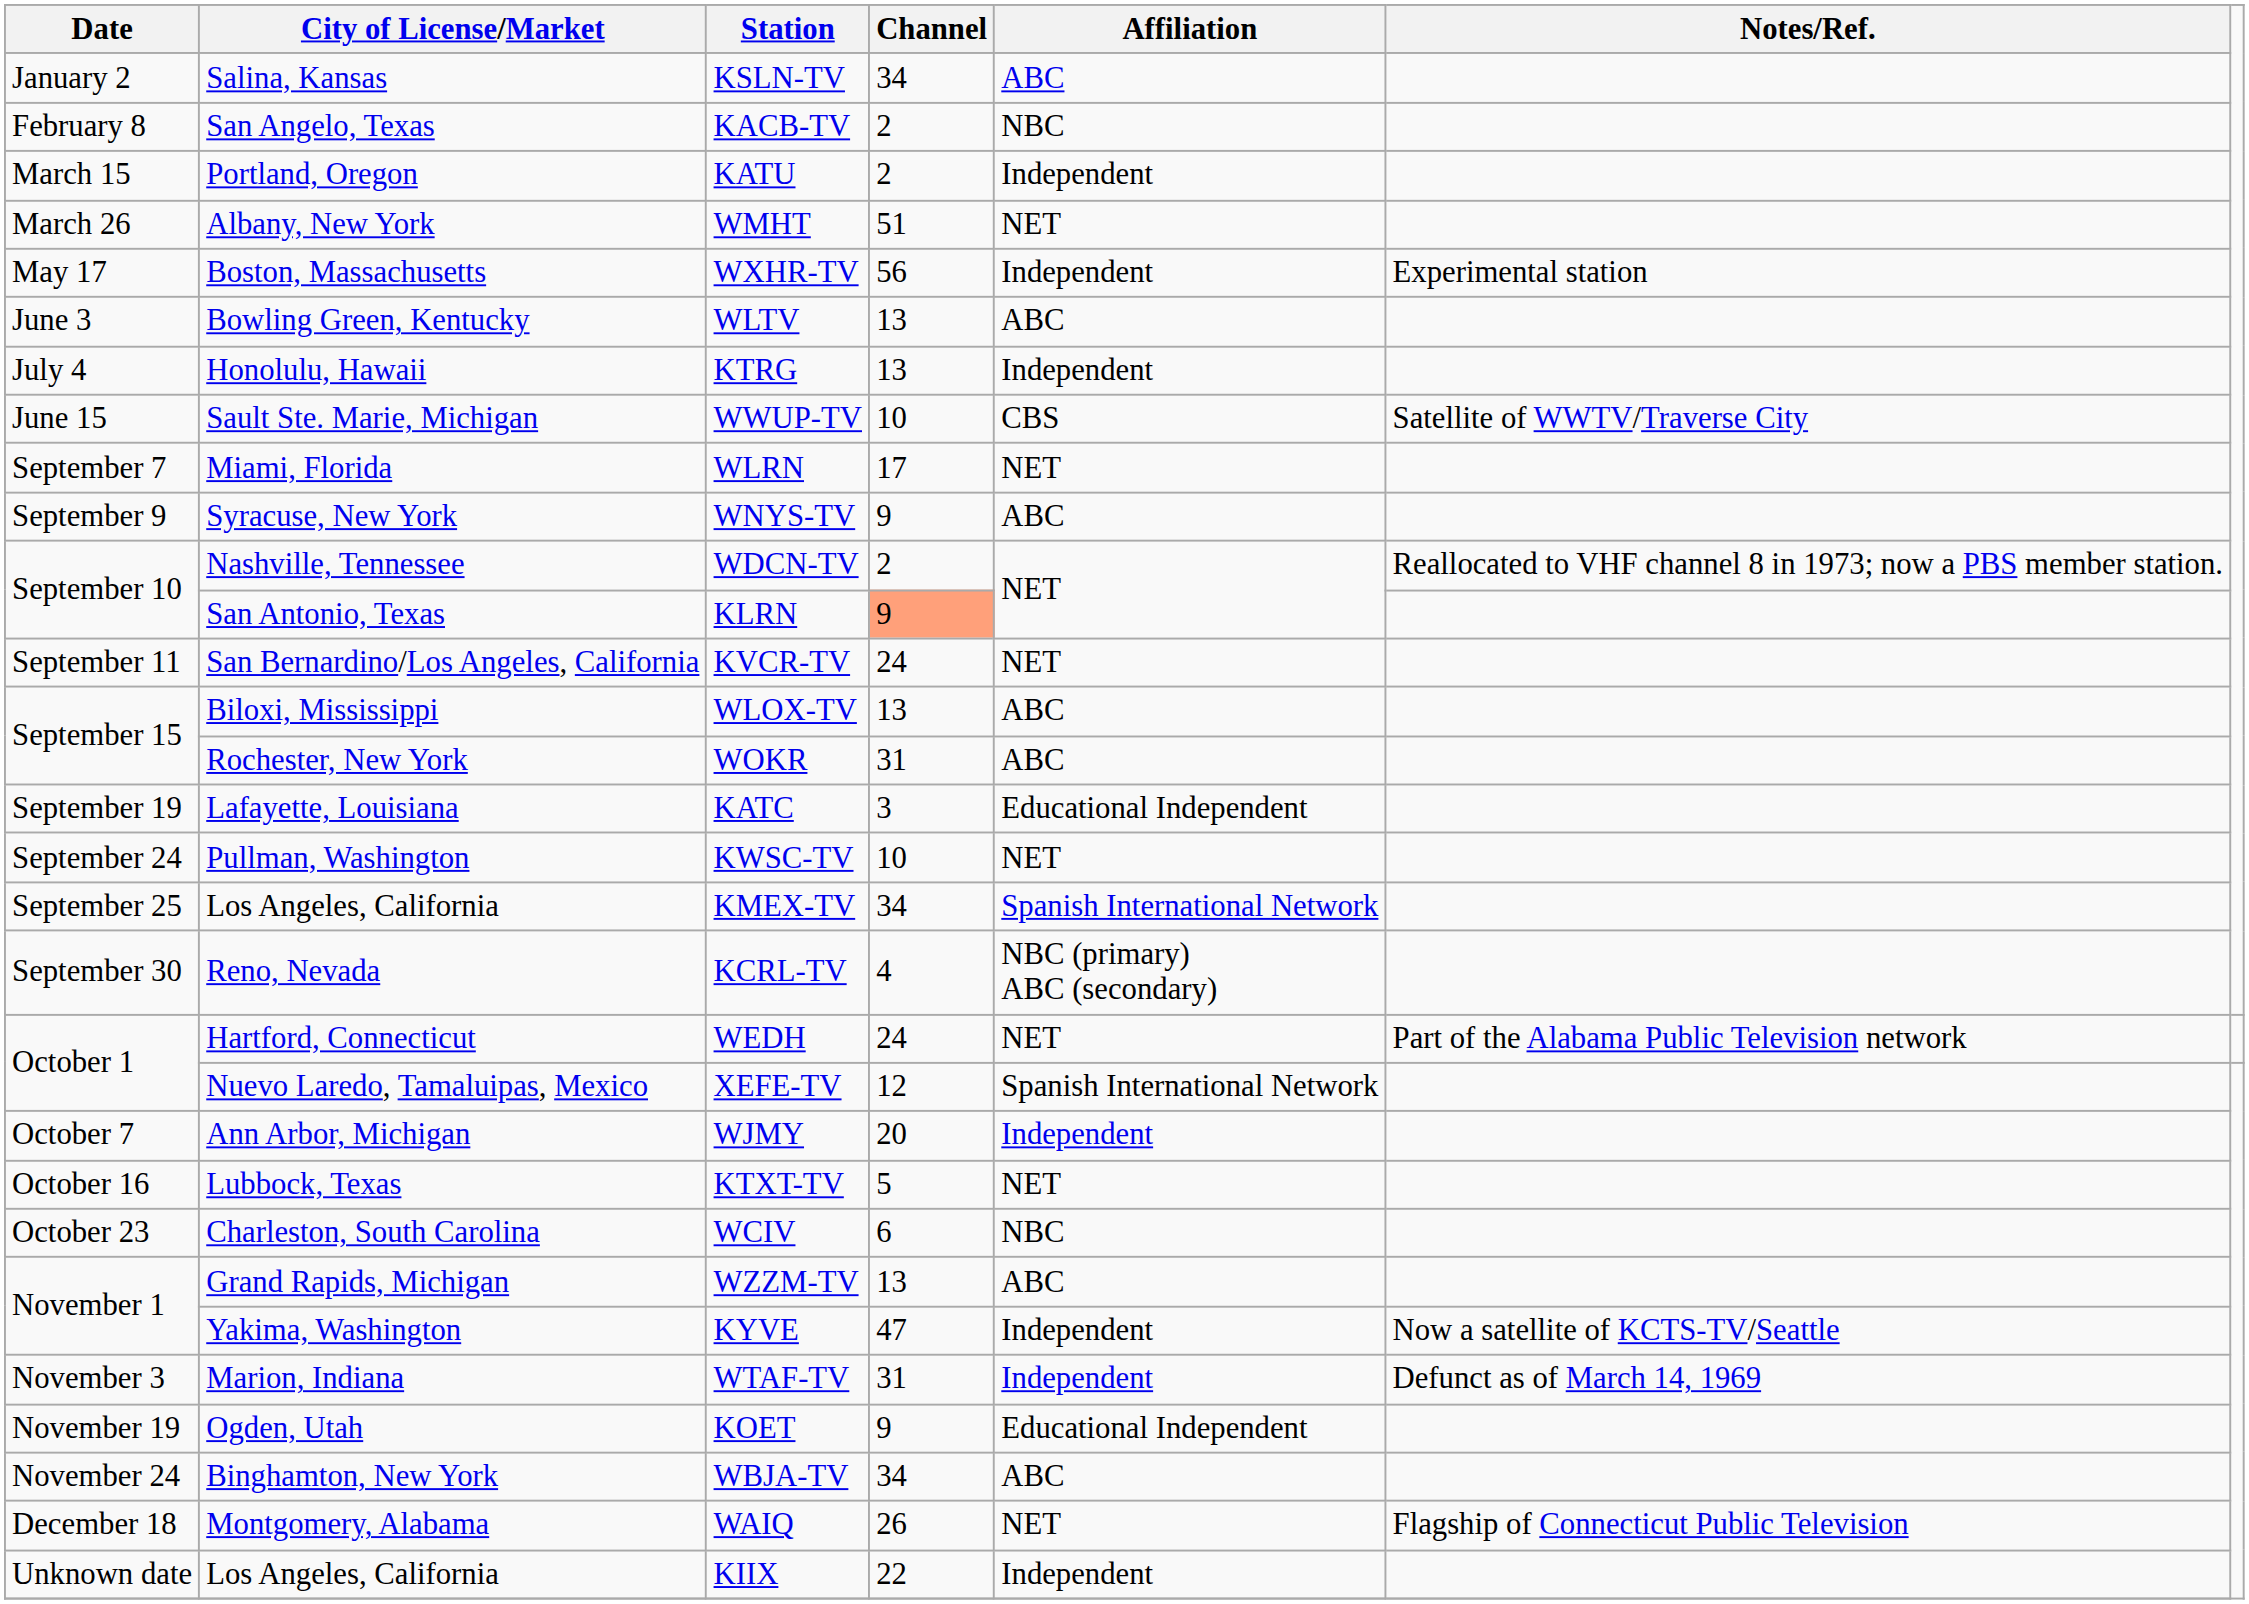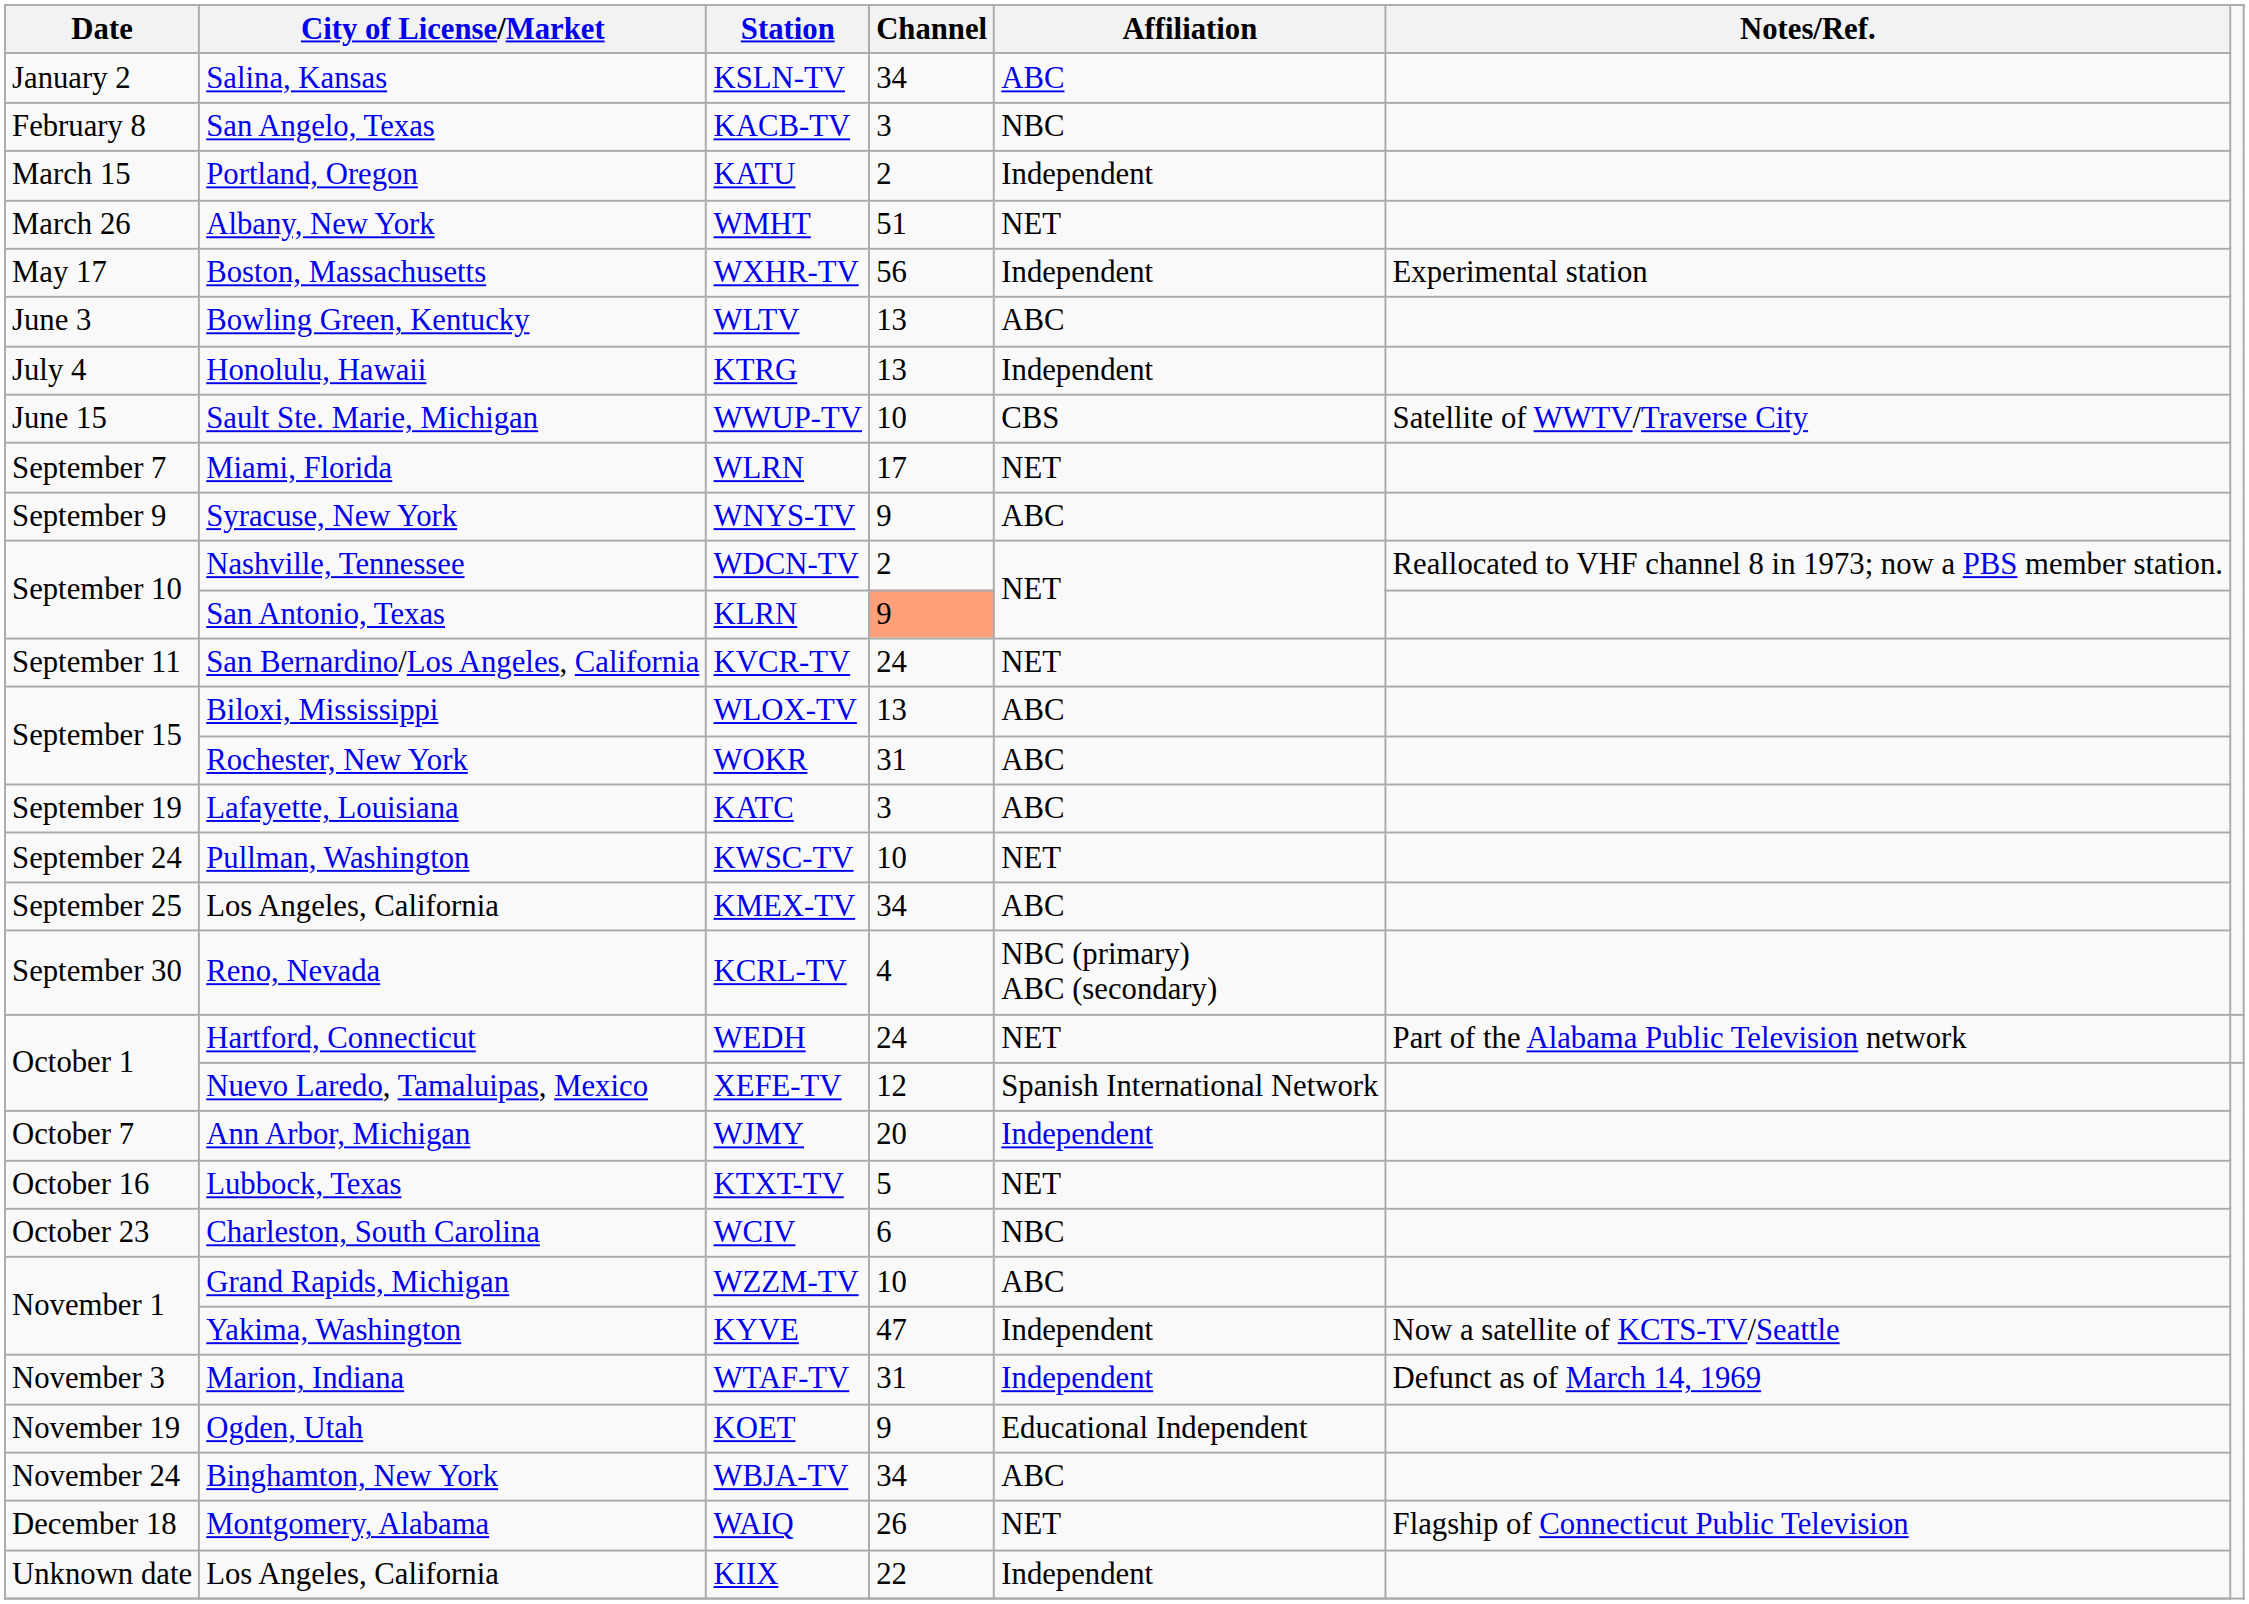(884, 126) 2 -> (884, 126) 3
(1154, 808) Educational Independent -> (1033, 808) ABC
(1190, 905) Spanish International Network -> (1033, 905) ABC
(892, 1281) 13 -> (892, 1281) 10
